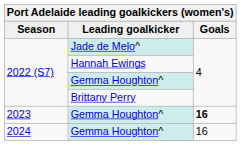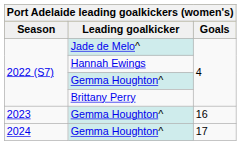(202, 115) bold -> (202, 115) normal
(202, 132) 16 -> (202, 132) 17
